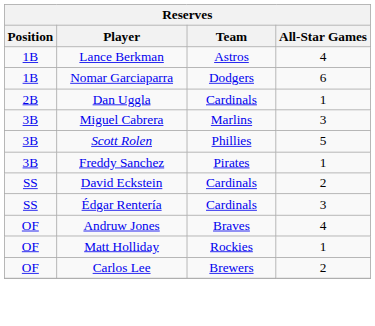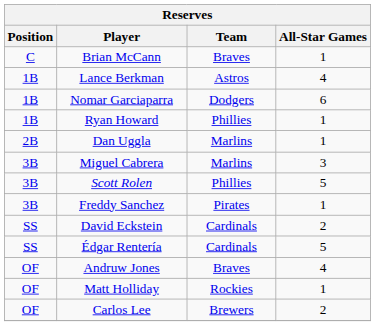+ row: (122, 57)
+ row: (122, 120)
(231, 99) Cardinals -> (231, 141) Marlins
(323, 204) 3 -> (323, 246) 5
